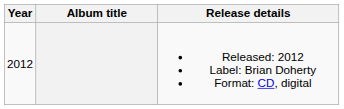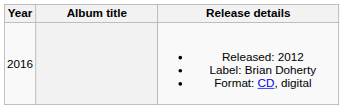(20, 63) 2012 -> (20, 63) 2016
